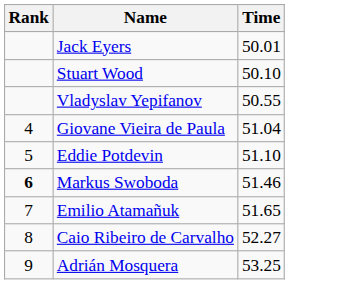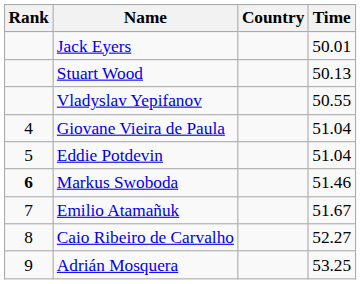+ column: (273, 18)
(261, 73) 50.10 -> (332, 73) 50.13
(261, 155) 51.10 -> (332, 155) 51.04
(261, 210) 51.65 -> (332, 210) 51.67
